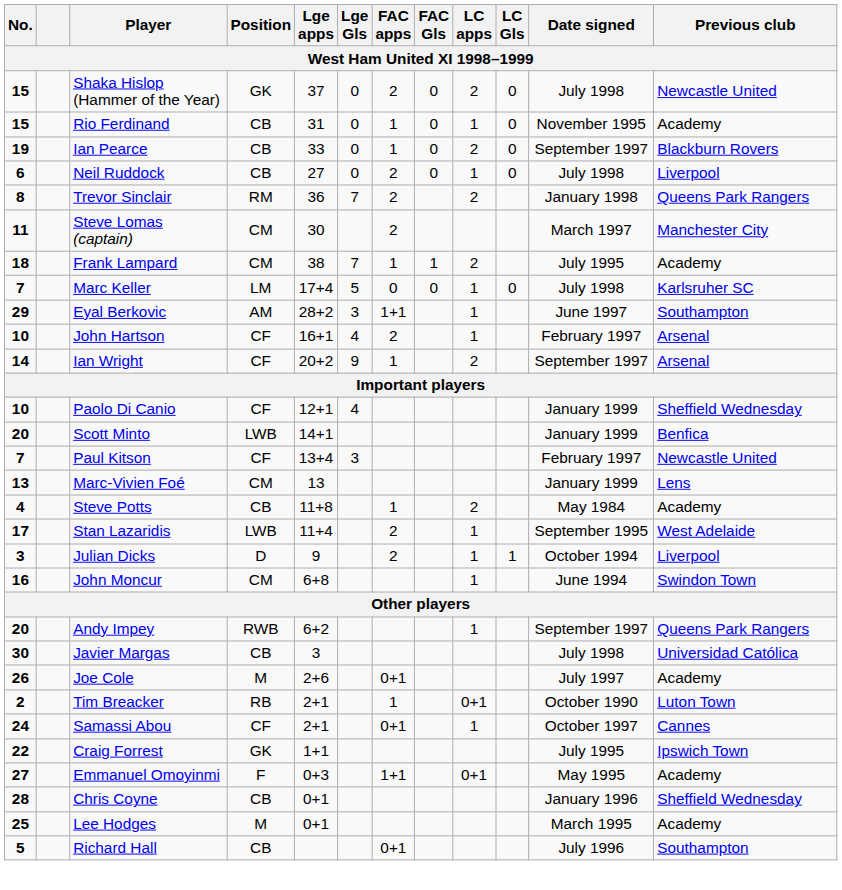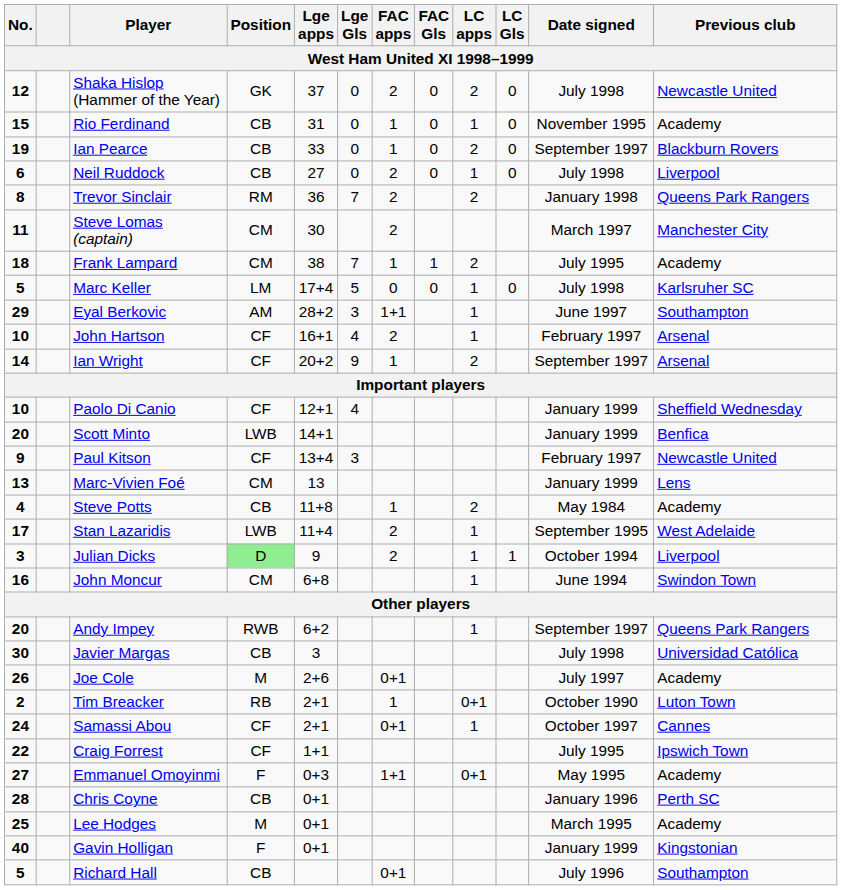(20, 91) 15 -> (20, 91) 12
(20, 287) 7 -> (20, 287) 5
(20, 458) 7 -> (20, 458) 9
(261, 555) no background -> (261, 555) lightgreen background
(261, 750) GK -> (261, 750) CF
(730, 799) Sheffield Wednesday -> (688, 799) Perth SC
+ row: (123, 848)
